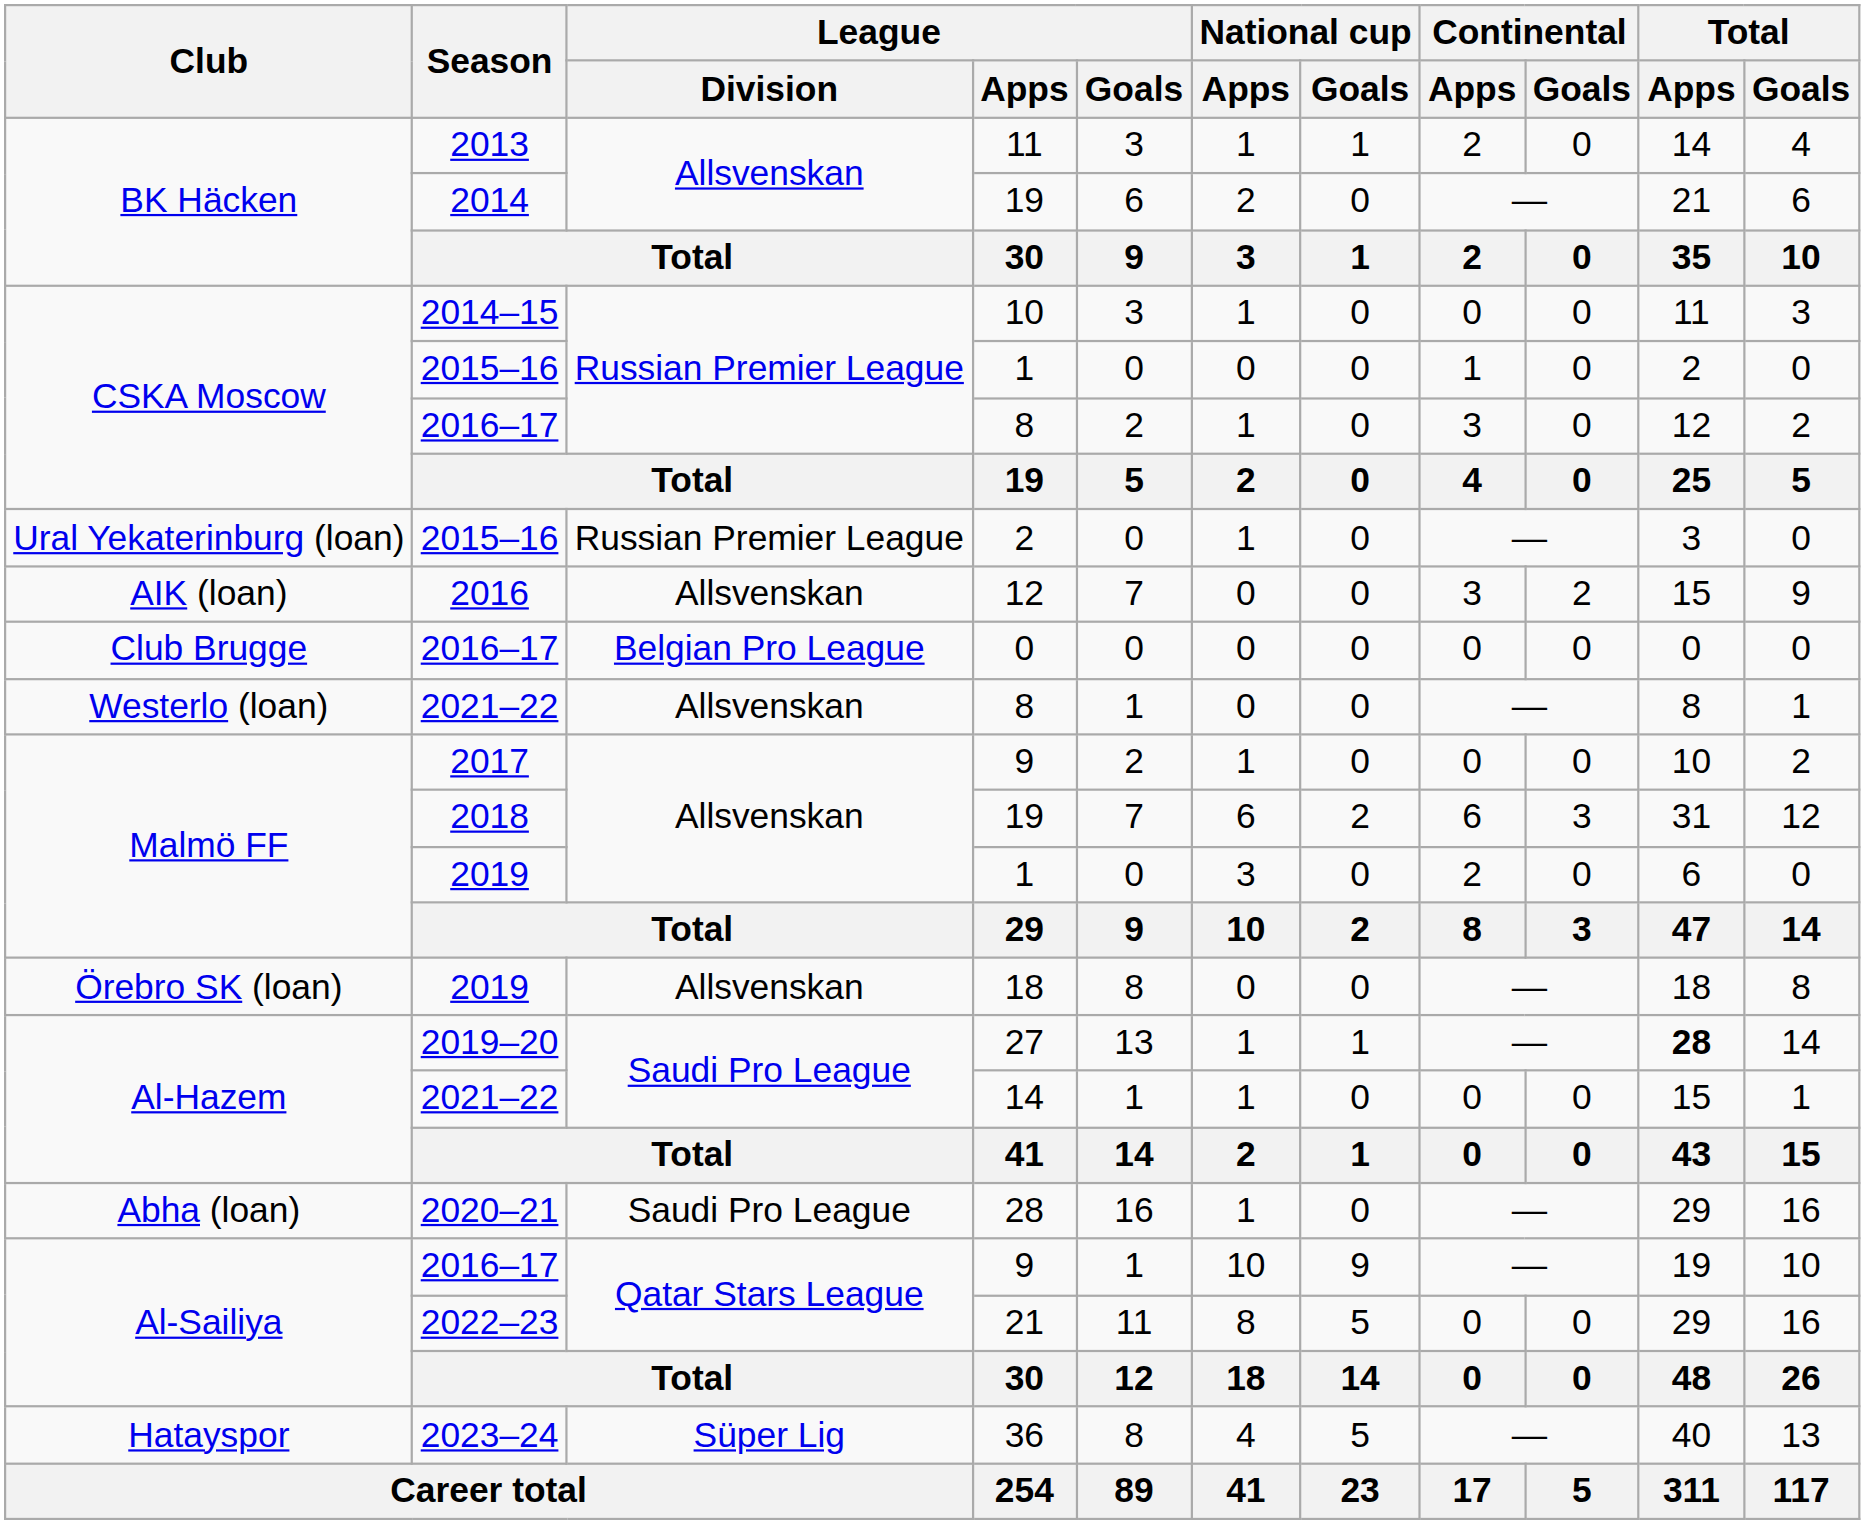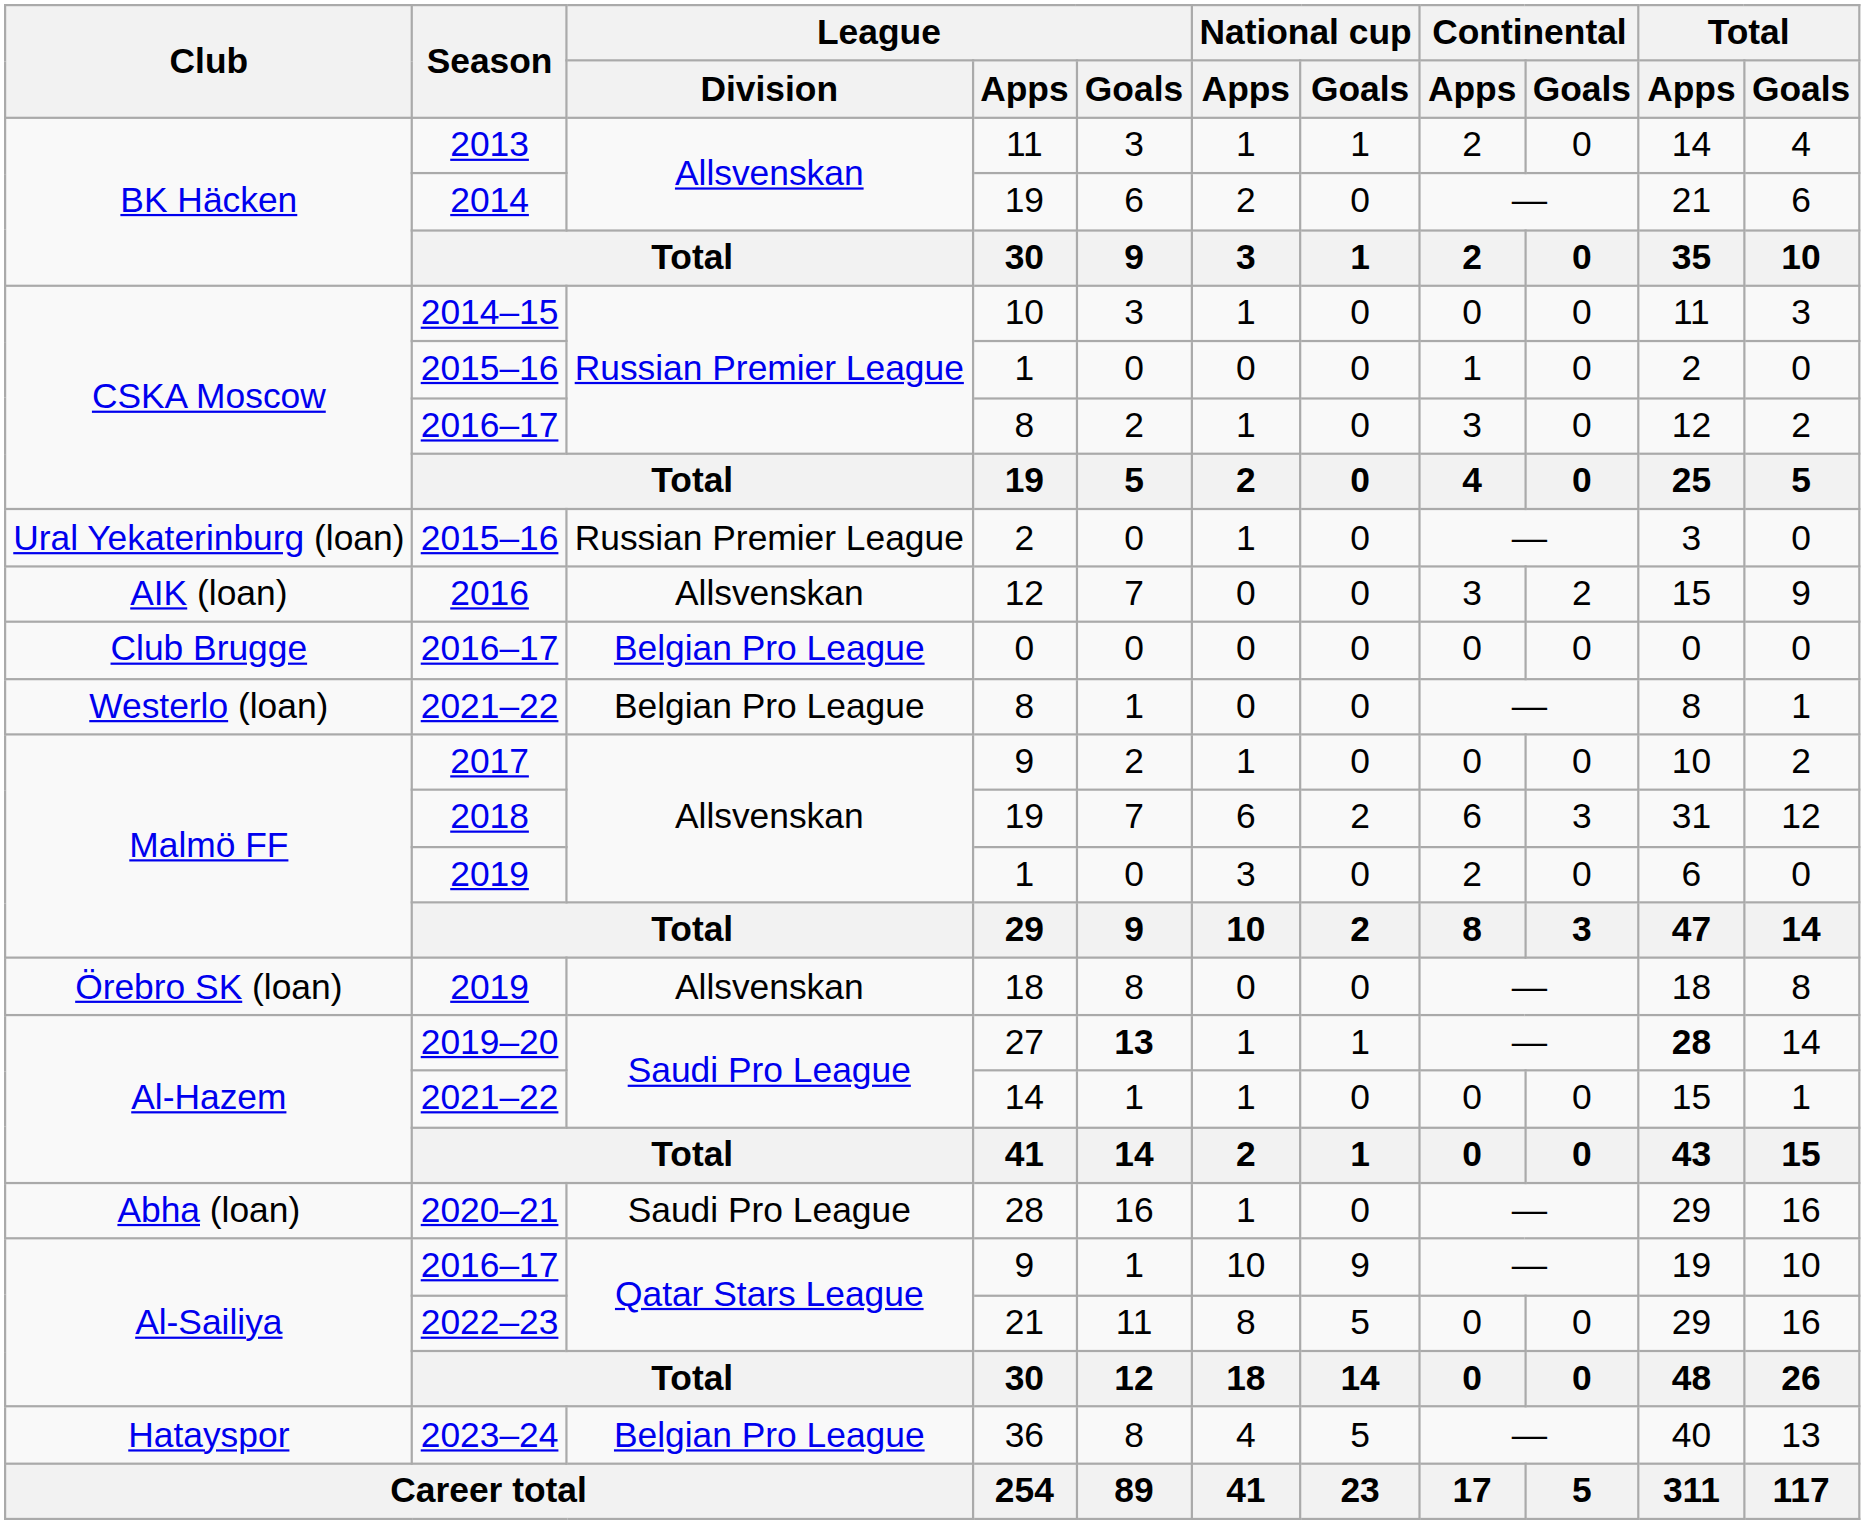(769, 705) Allsvenskan -> (769, 705) Belgian Pro League
(1134, 1041) normal -> (1134, 1041) bold
(769, 1434) Süper Lig -> (769, 1434) Belgian Pro League
